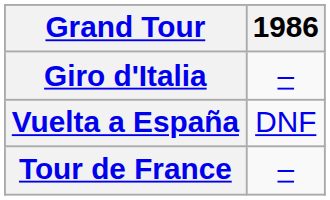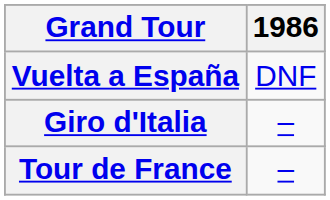rows swapped: (125, 122) <-> (125, 75)
